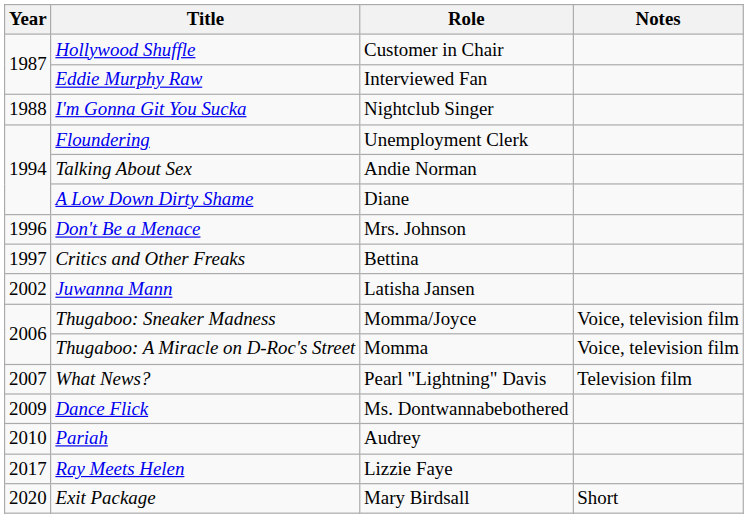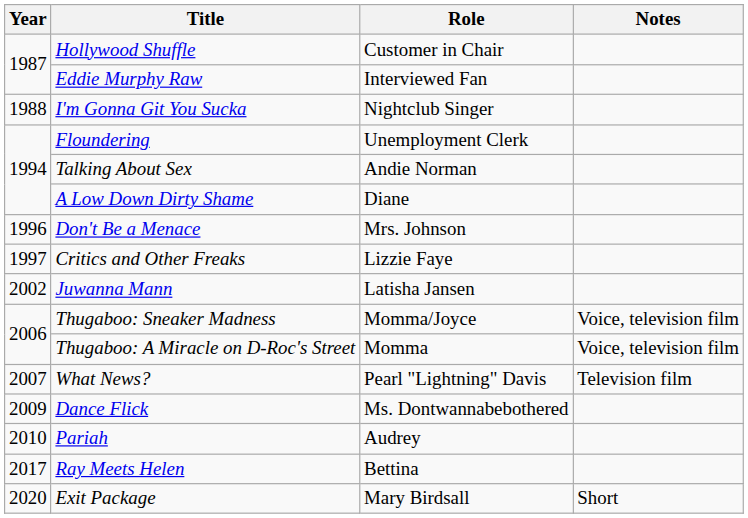(391, 259) Bettina -> (408, 259) Lizzie Faye
(408, 468) Lizzie Faye -> (391, 468) Bettina
